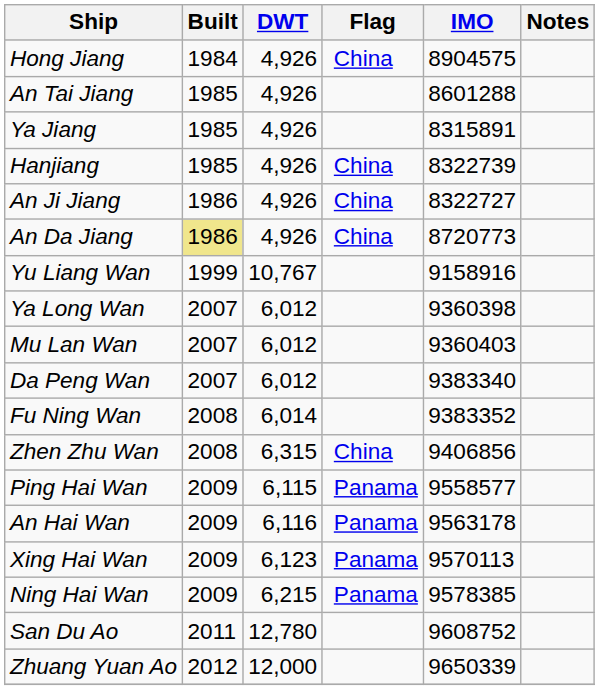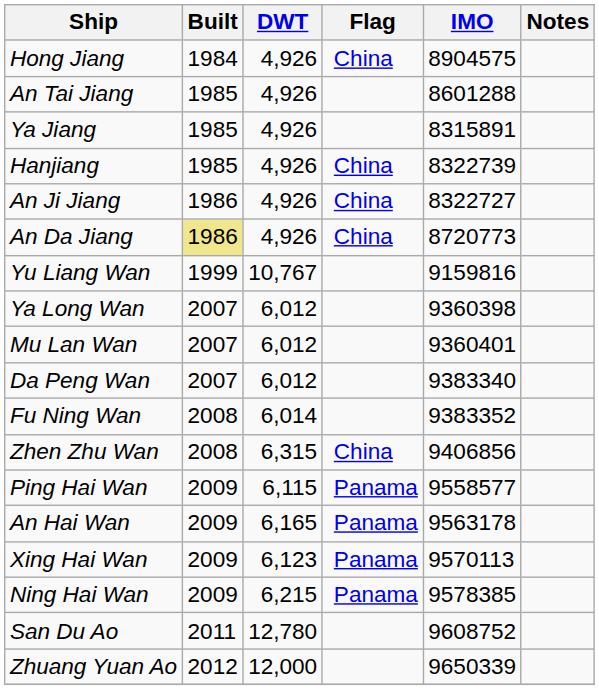(472, 272) 9158916 -> (472, 272) 9159816
(472, 344) 9360403 -> (472, 344) 9360401
(290, 523) 6,116 -> (289, 523) 6,165
